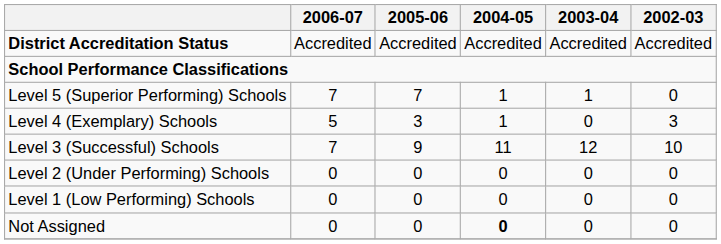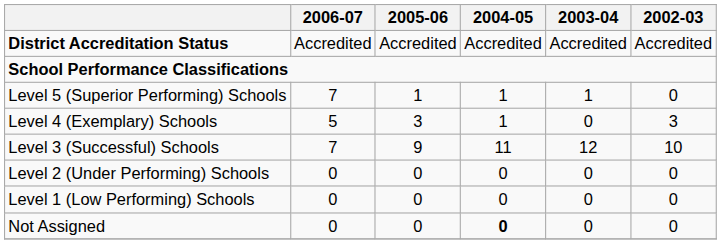(418, 96) 7 -> (418, 96) 1
